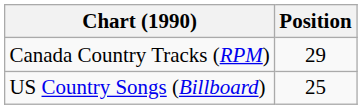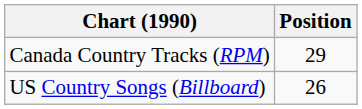(315, 87) 25 -> (315, 87) 26
